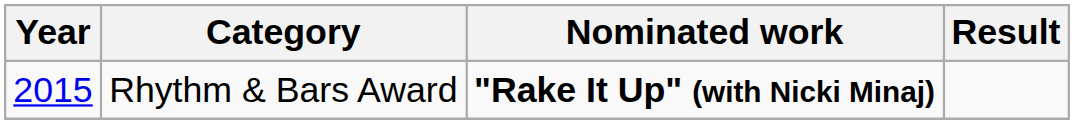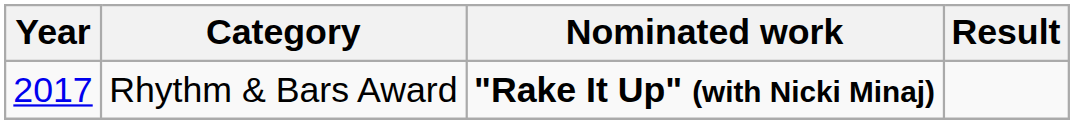(53, 89) 2015 -> (53, 89) 2017
